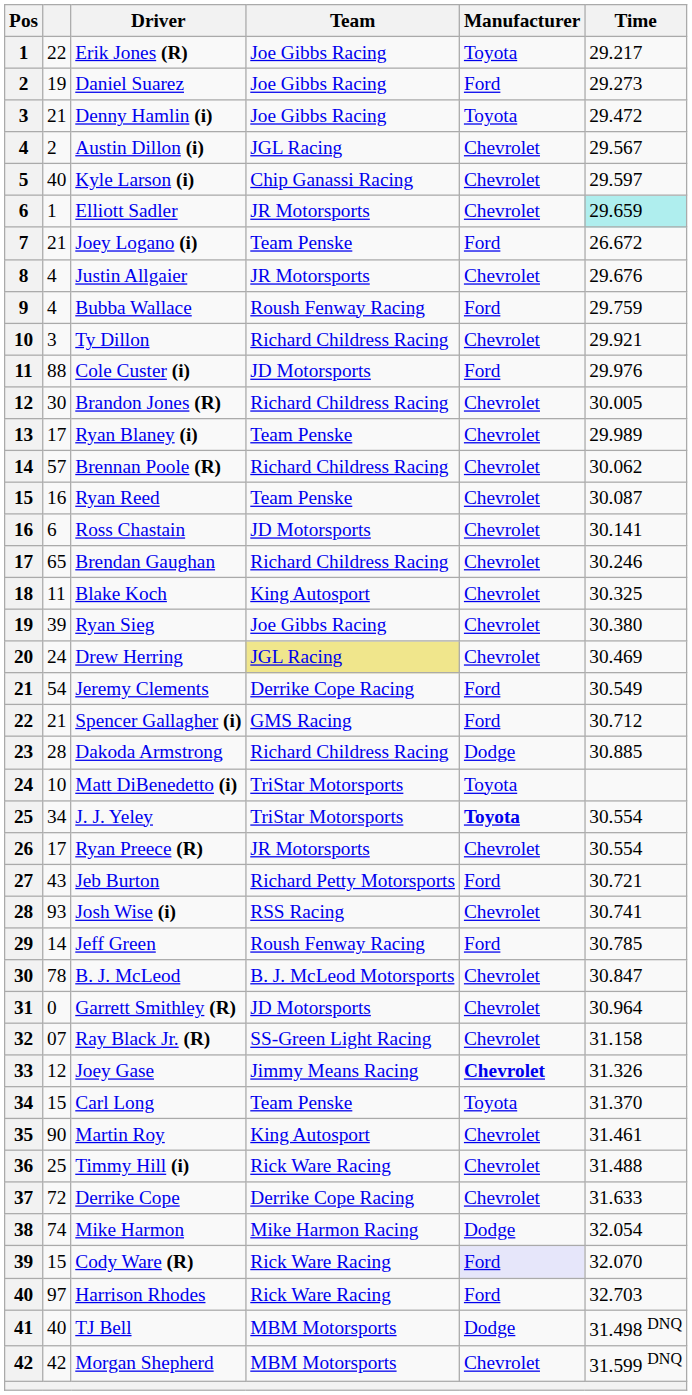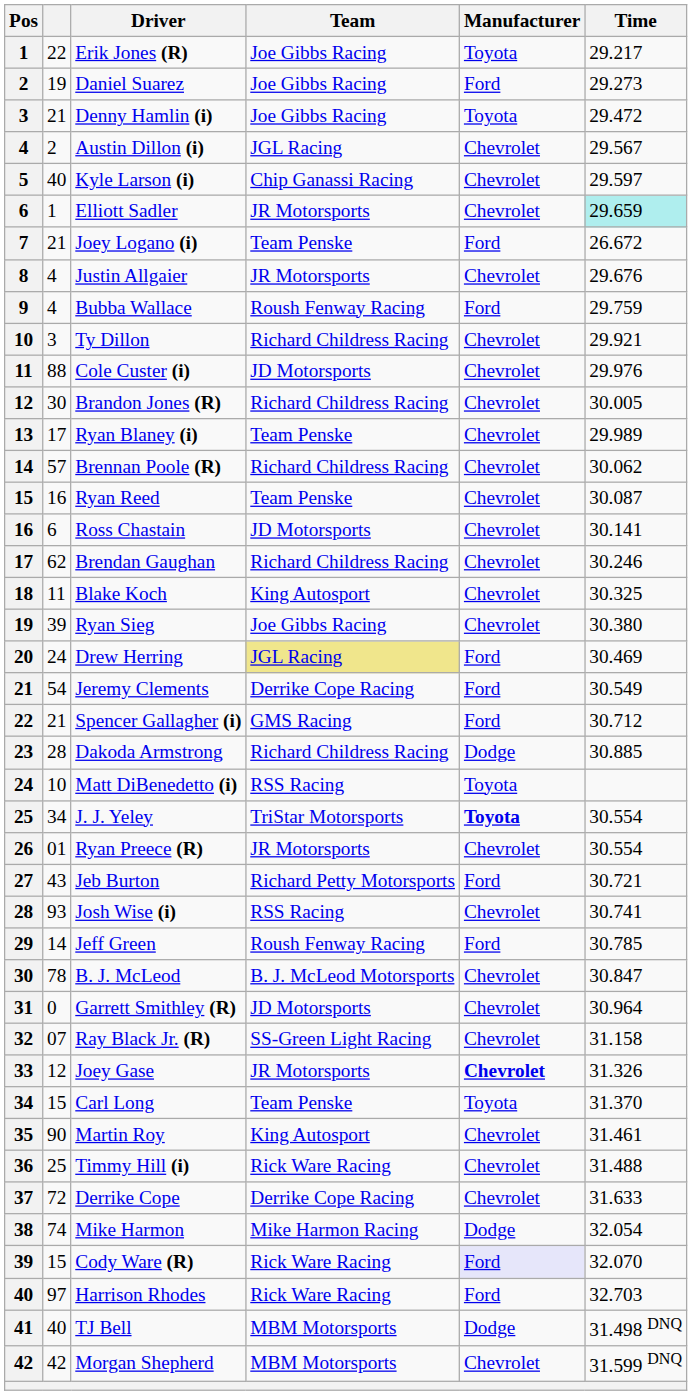(482, 370) Ford -> (502, 370) Chevrolet
(57, 561) 65 -> (57, 561) 62
(502, 657) Chevrolet -> (482, 657) Ford
(327, 784) TriStar Motorsports -> (297, 784) RSS Racing
(57, 848) 17 -> (57, 848) 01
(334, 1070) Jimmy Means Racing -> (310, 1070) JR Motorsports
